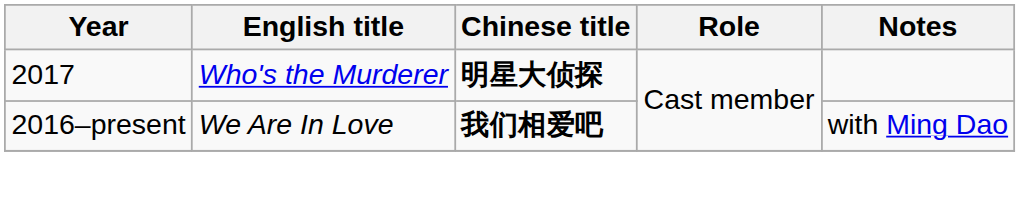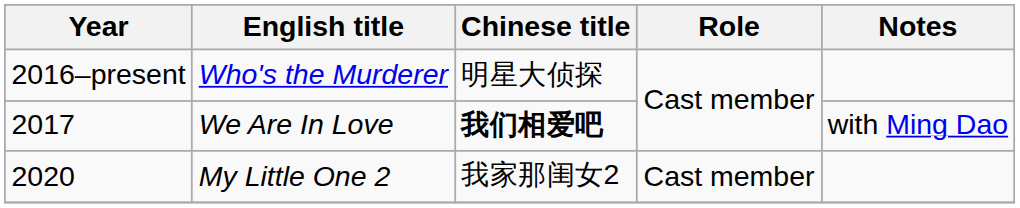(43, 74) 2017 -> (99, 74) 2016–present
(532, 74) bold -> (532, 74) normal
(99, 125) 2016–present -> (43, 125) 2017
+ row: (295, 175)
